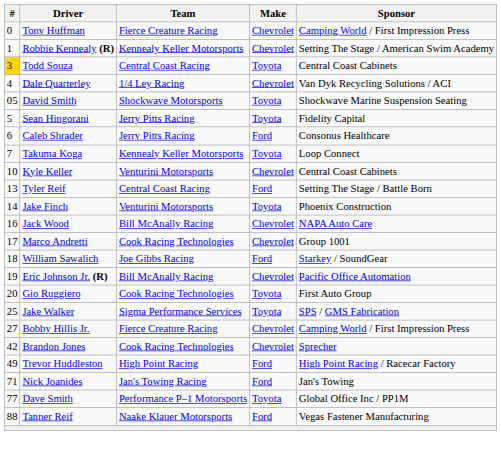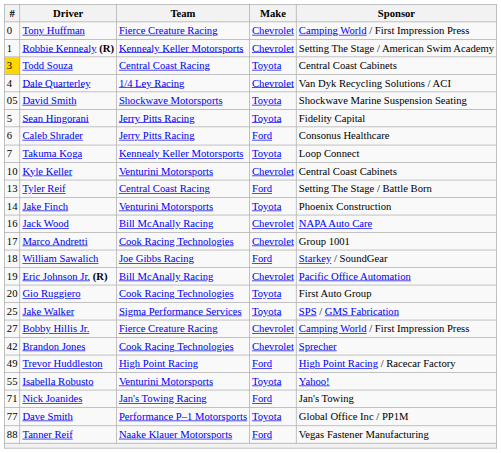+ row: (58, 381)
